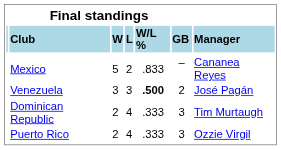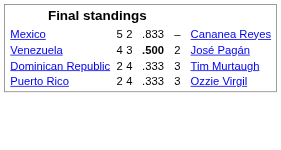- row: (23, 39)
(115, 91) 3 -> (120, 50) 4
